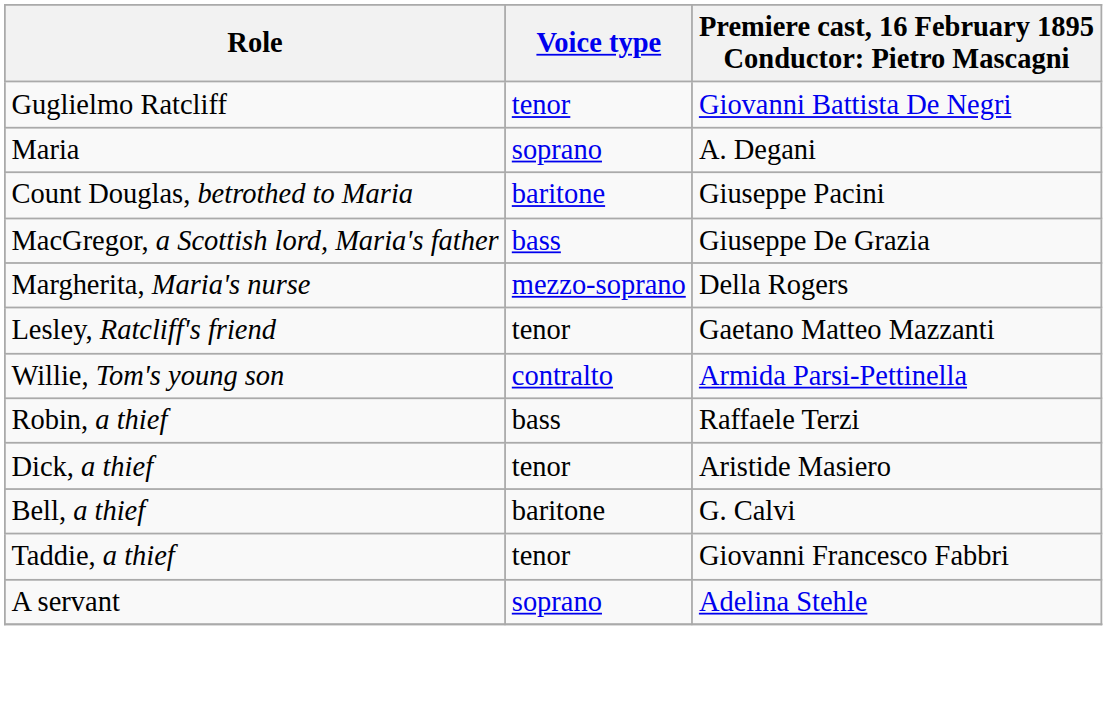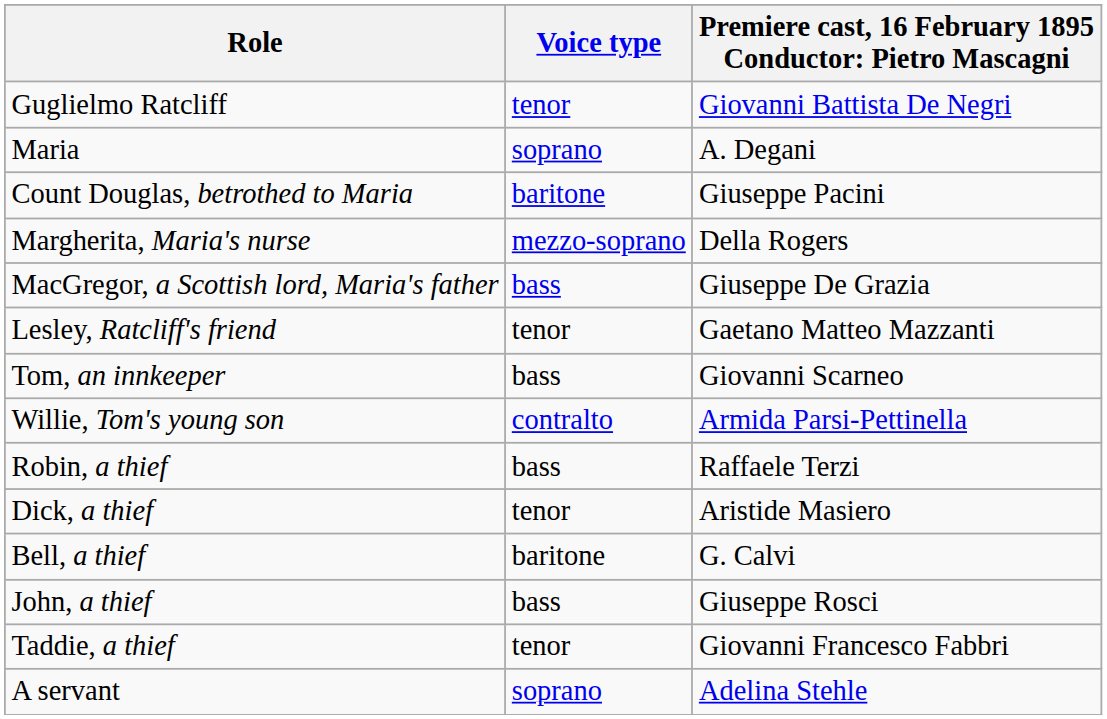rows swapped: (161, 284) <-> (255, 239)
+ row: (118, 375)
+ row: (81, 601)
